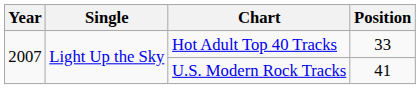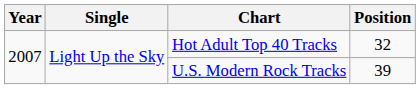(383, 44) 33 -> (383, 44) 32
(383, 70) 41 -> (383, 70) 39
